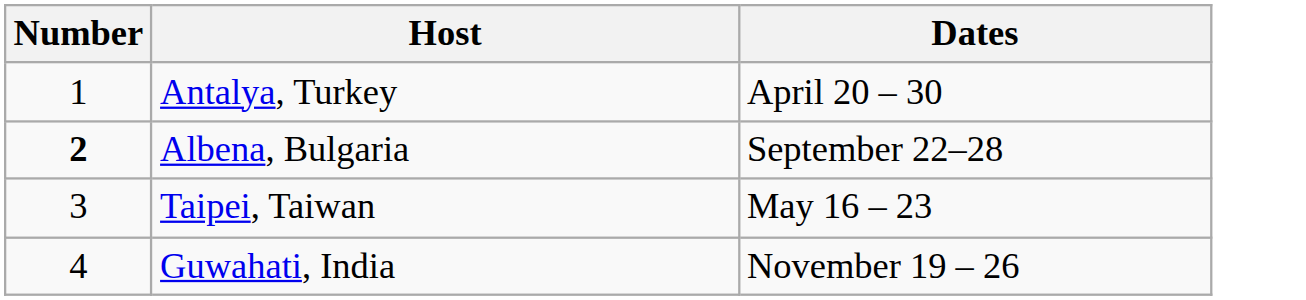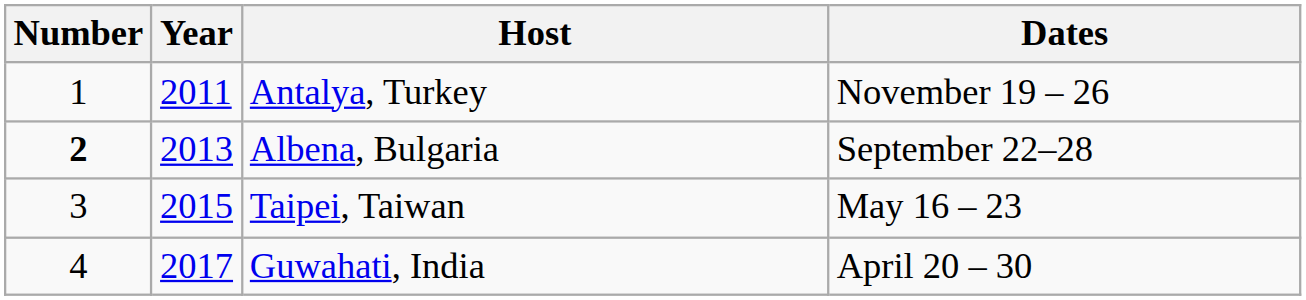+ column: (197, 33)
(845, 91) April 20 – 30 -> (973, 91) November 19 – 26
(883, 264) November 19 – 26 -> (934, 264) April 20 – 30
